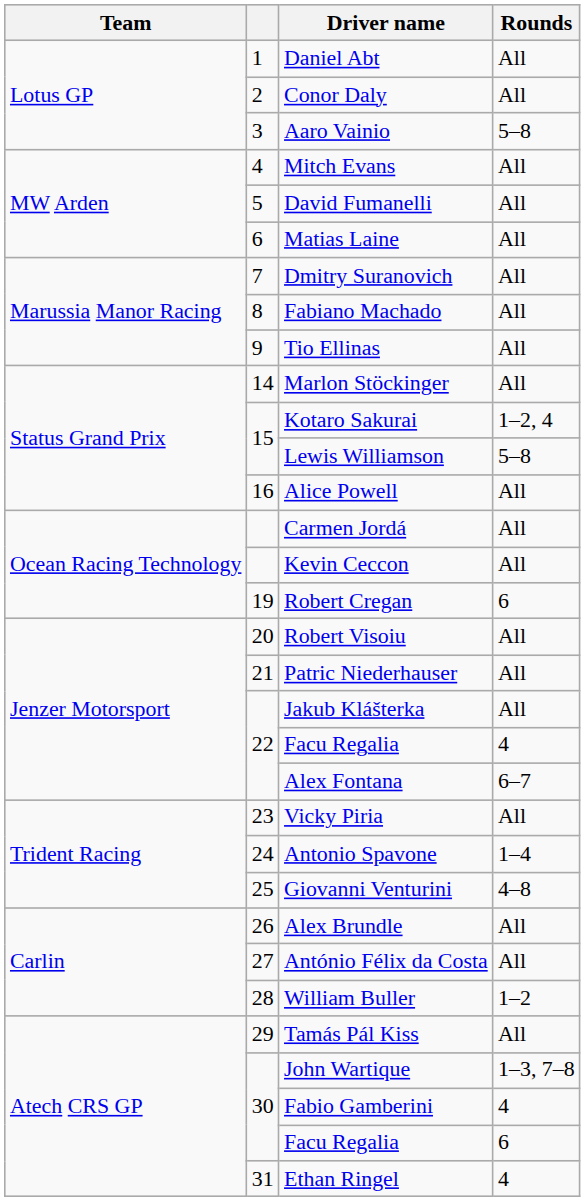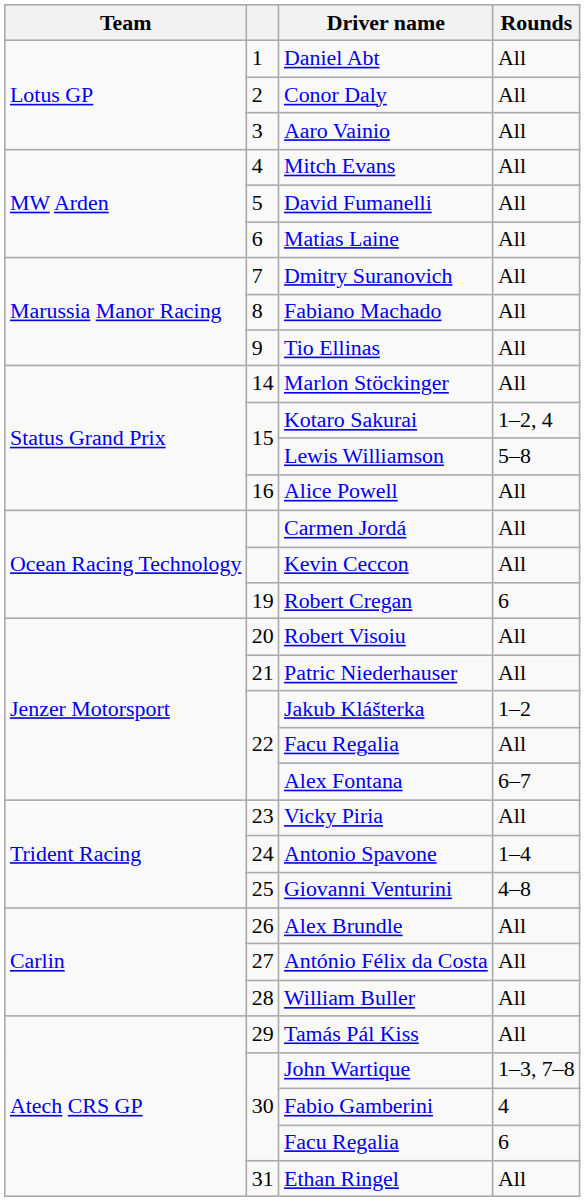(514, 130) 5–8 -> (512, 130) All
(512, 708) All -> (514, 708) 1–2
(504, 744) 4 -> (512, 744) All
(514, 997) 1–2 -> (512, 997) All
(504, 1178) 4 -> (512, 1178) All
